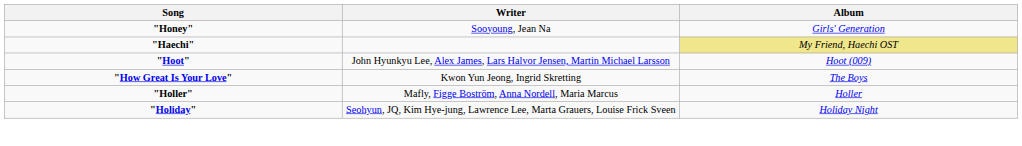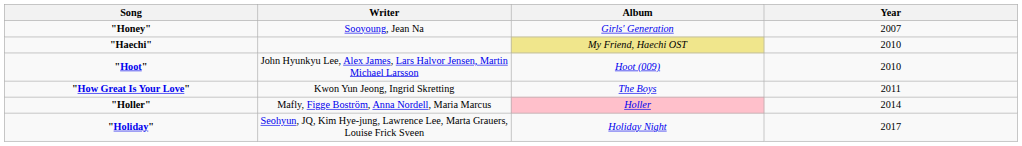+ column: (891, 12)
(849, 93) no background -> (638, 105) pink background
